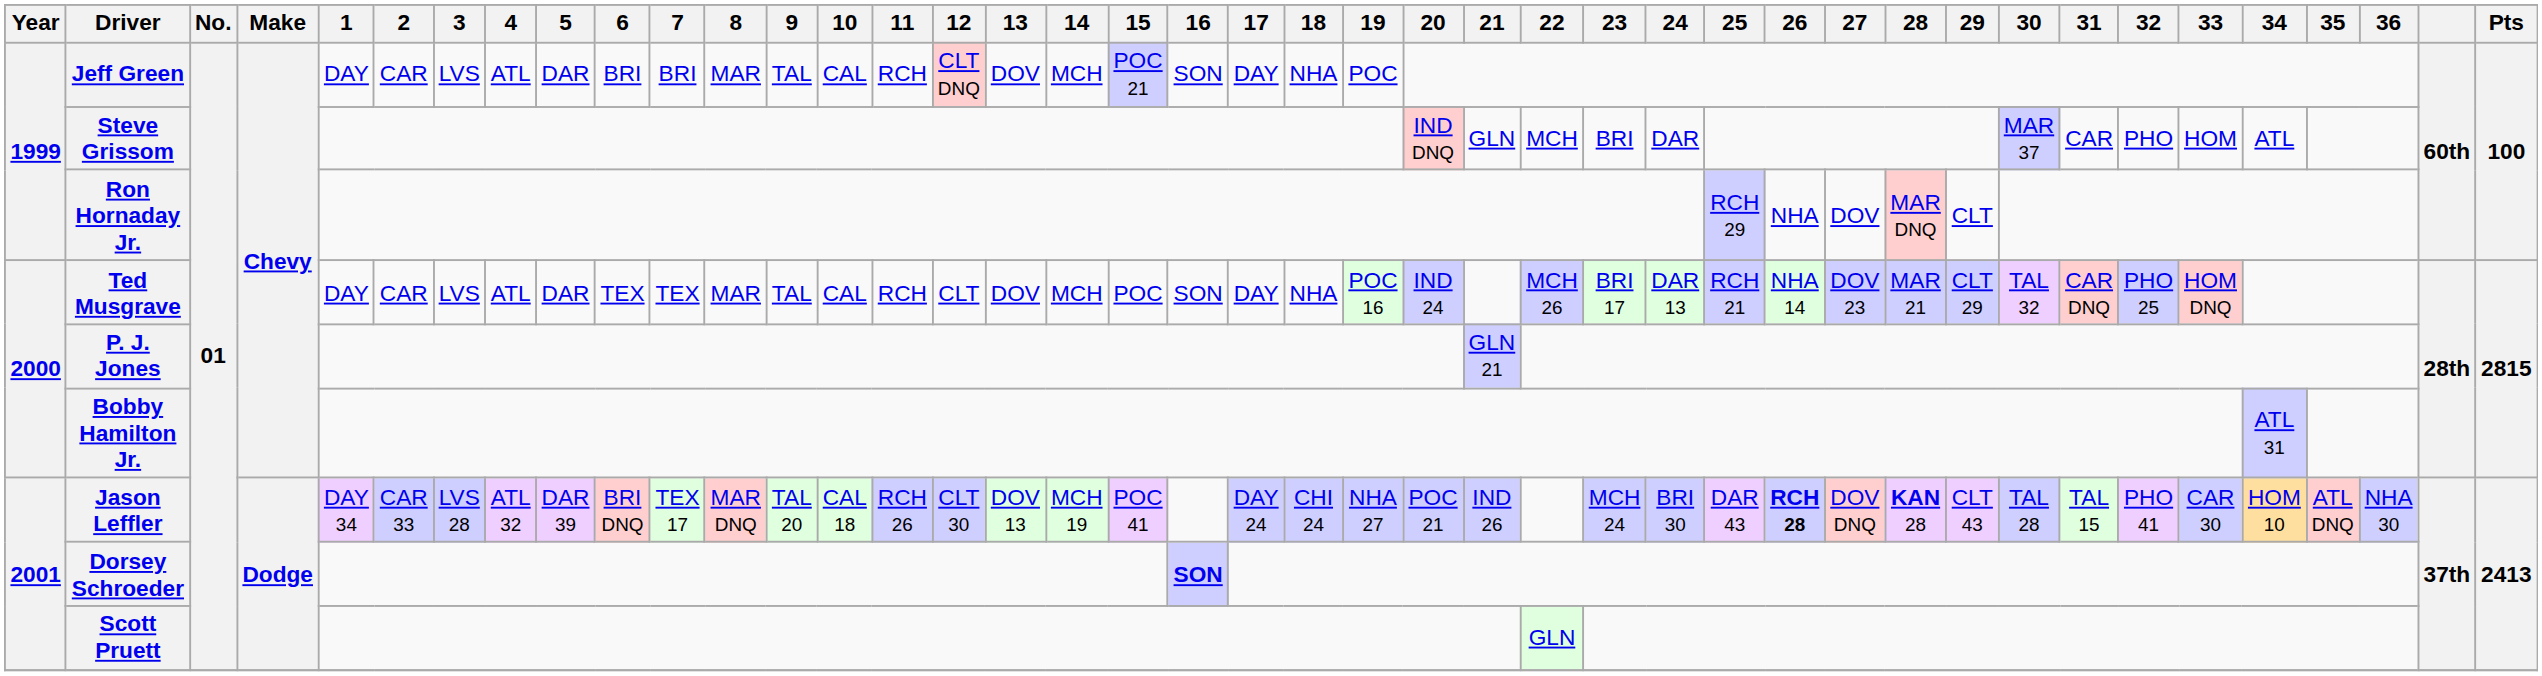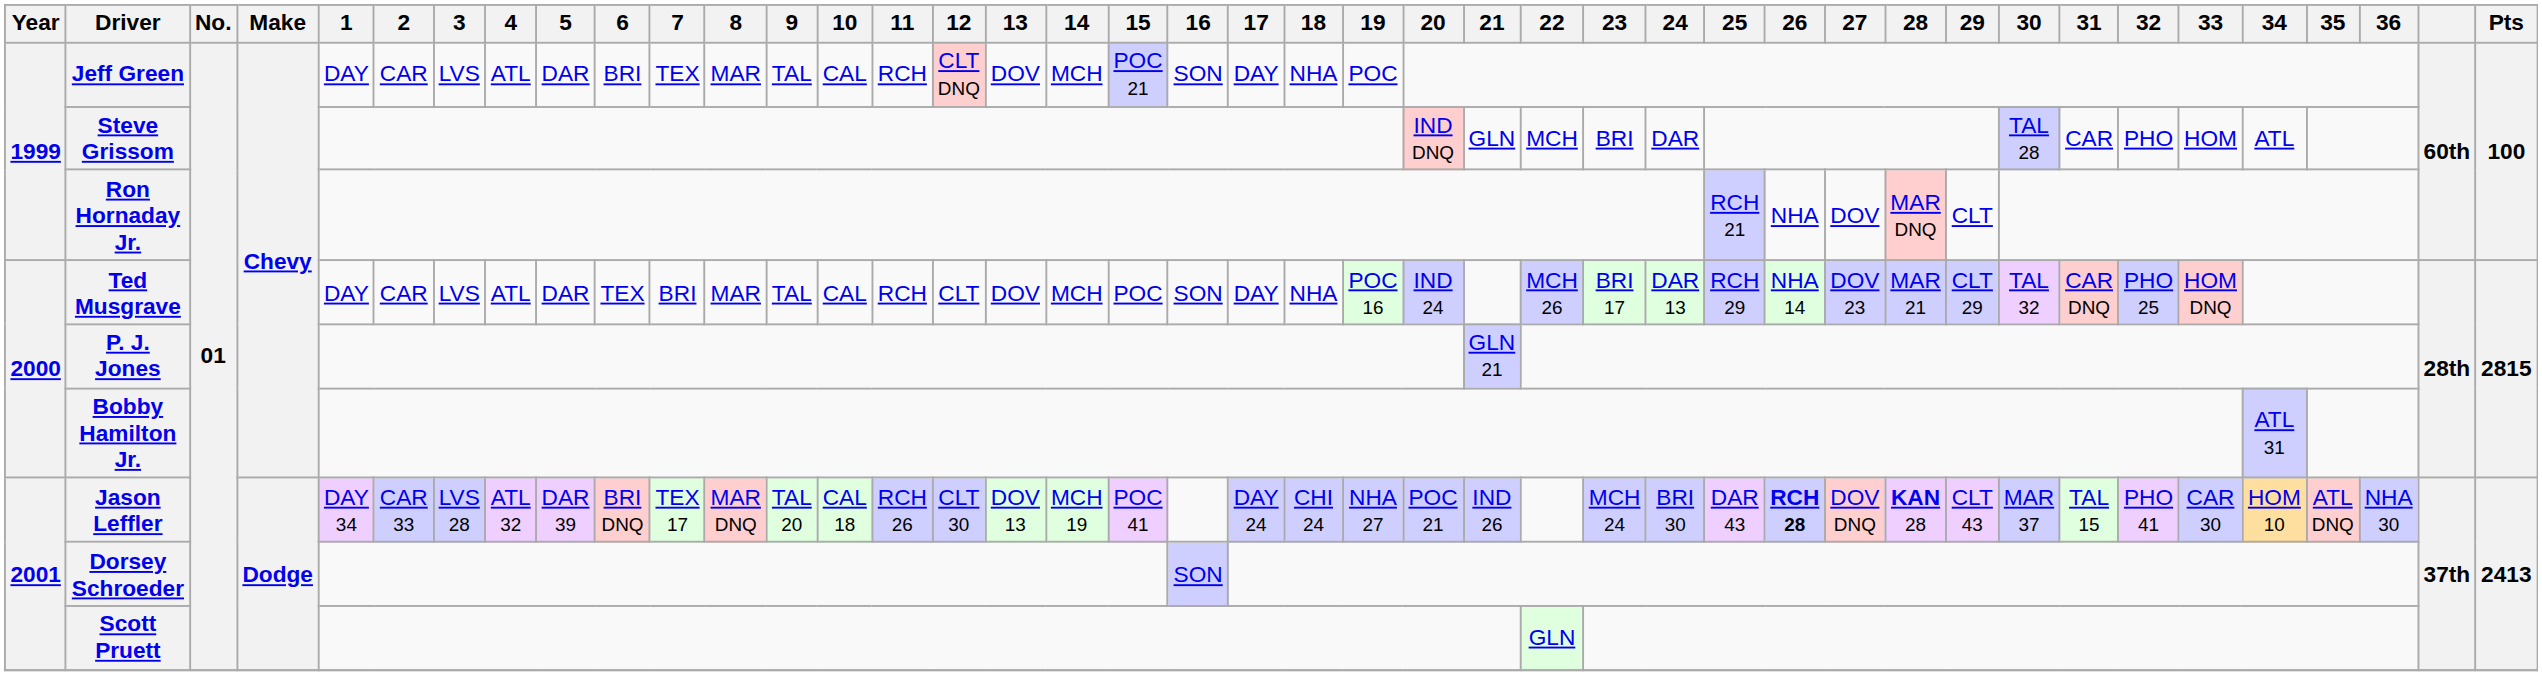(678, 74) BRI -> (678, 74) TEX
(2029, 137) MAR 37 -> (2029, 137) TAL 28
(1735, 214) RCH 29 -> (1735, 214) RCH 21
(678, 292) TEX -> (678, 292) BRI
(1735, 291) RCH 21 -> (1735, 291) RCH 29
(2029, 509) TAL 28 -> (2029, 509) MAR 37
(1198, 574) bold -> (1198, 574) normal
